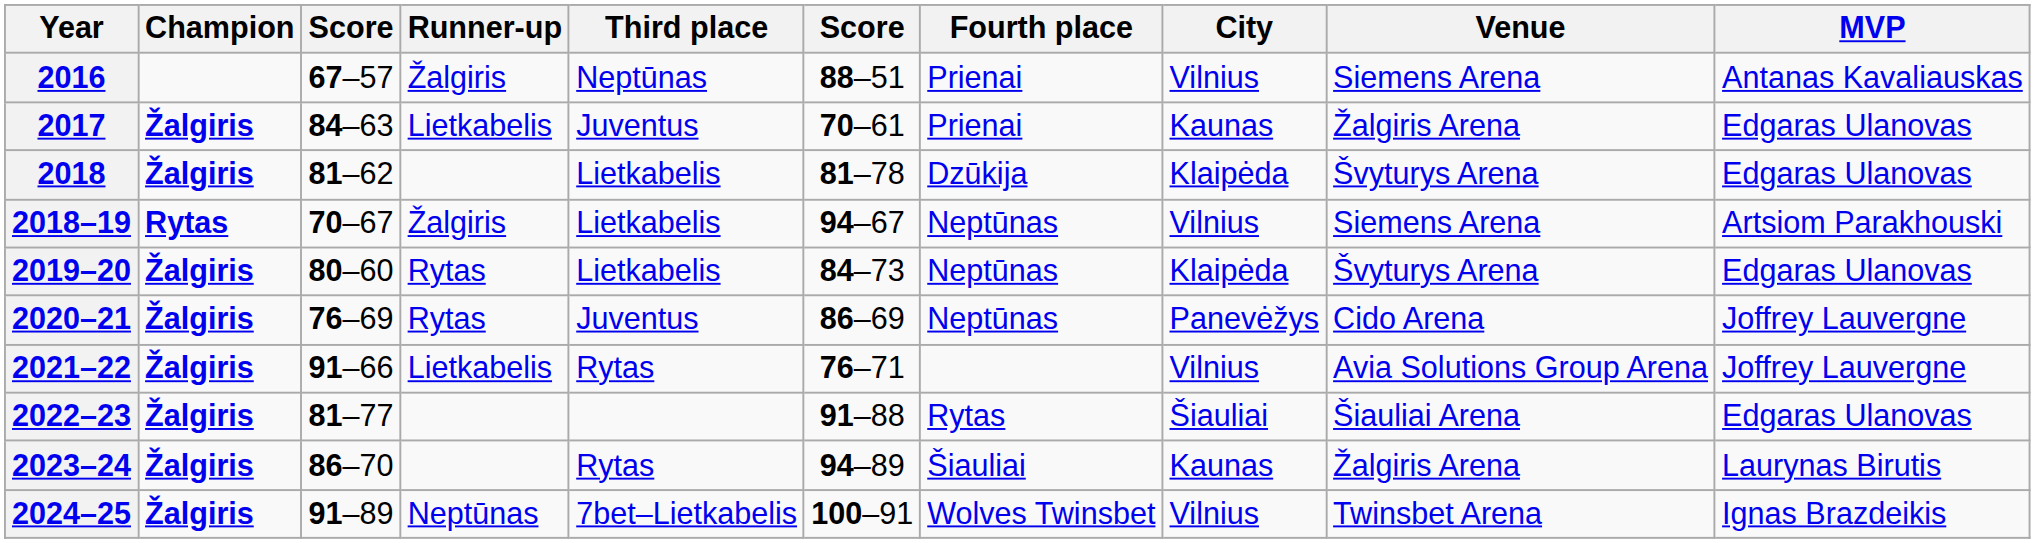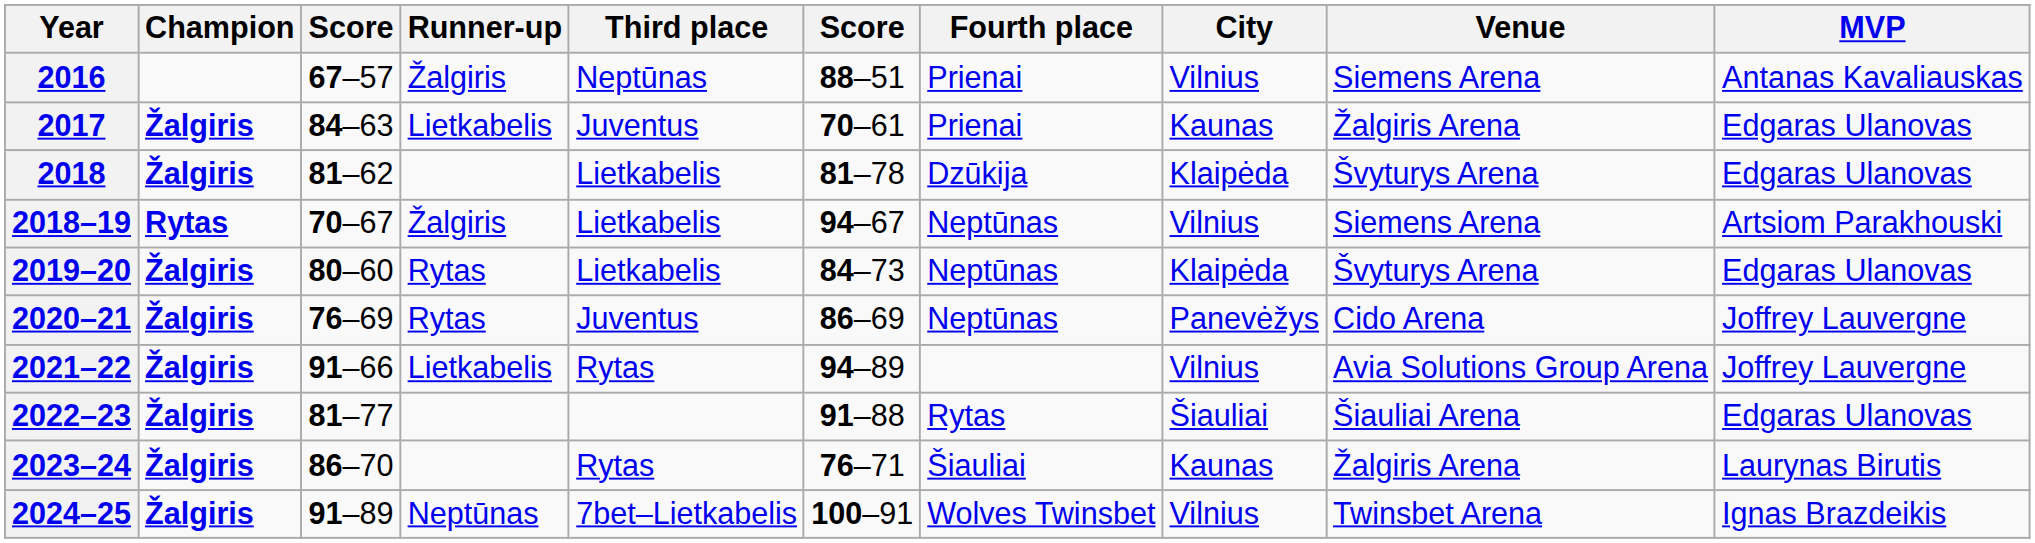(862, 367) 76–71 -> (862, 367) 94–89
(862, 464) 94–89 -> (862, 464) 76–71
